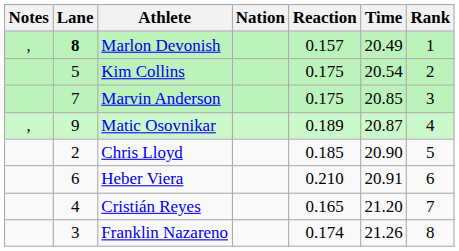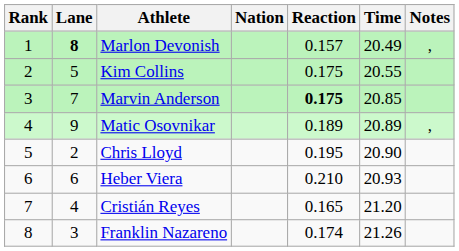columns swapped: (430, 17) <-> (29, 17)
(384, 71) 20.54 -> (383, 71) 20.55
(325, 98) normal -> (324, 98) bold
(384, 125) 20.87 -> (383, 125) 20.89
(325, 152) 0.185 -> (324, 152) 0.195
(384, 179) 20.91 -> (383, 179) 20.93
